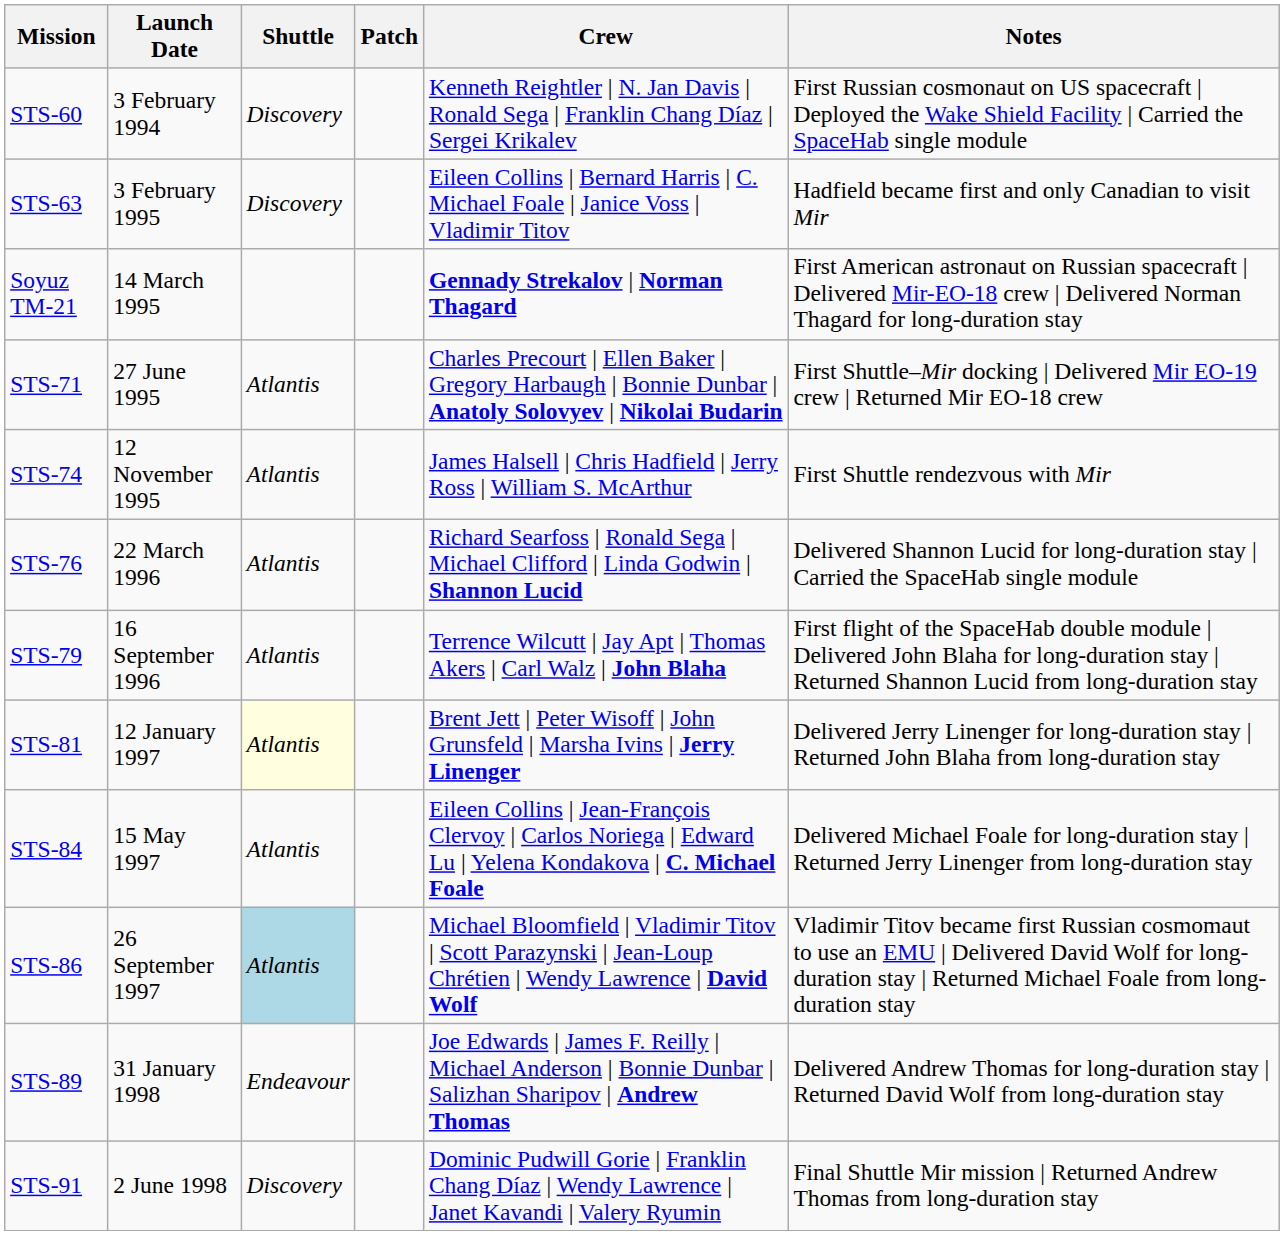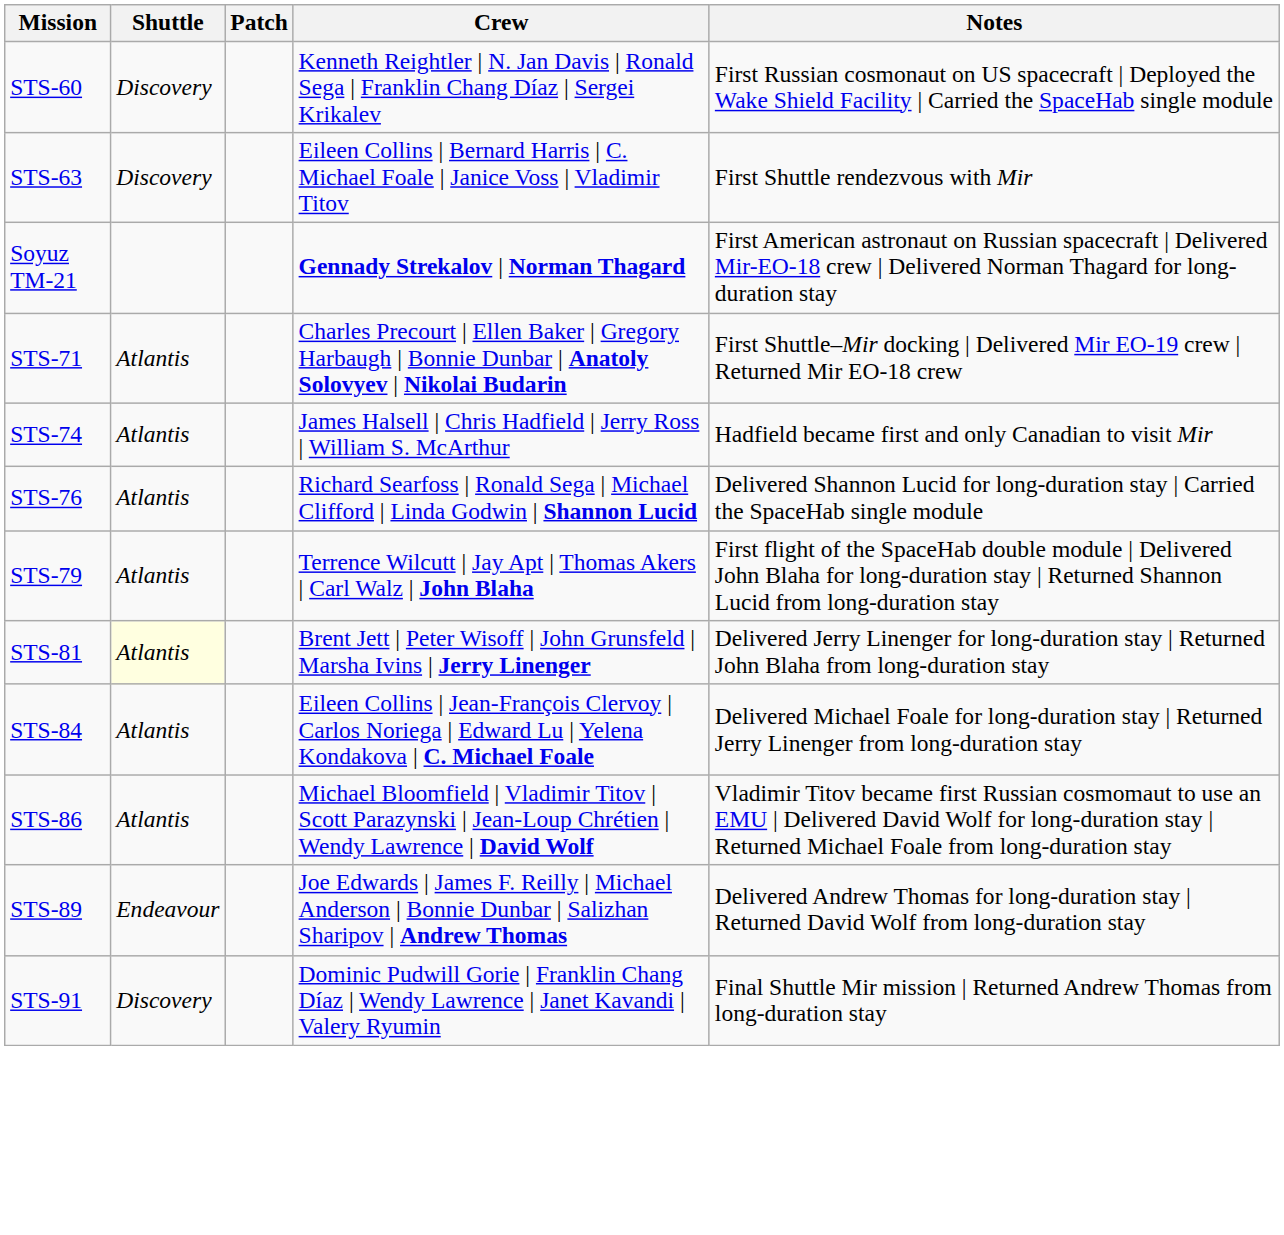- column: (174, 36)
(1022, 203) Hadfield became first and only Canadian to visit Mir -> (874, 177) First Shuttle rendezvous with Mir
(952, 474) First Shuttle rendezvous with Mir -> (964, 434) Hadfield became first and only Canadian to visit Mir
(283, 965) lightblue background -> (153, 819) no background
